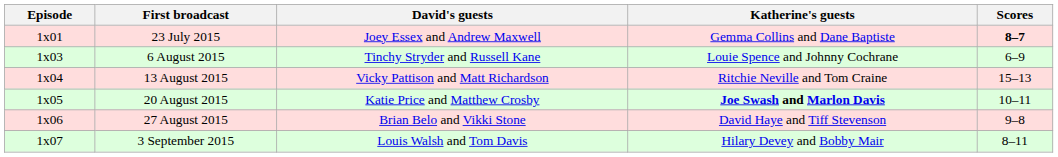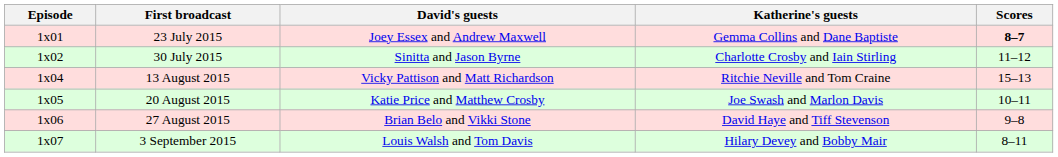+ row: (188, 57)
- row: (186, 57)
(803, 99) bold -> (806, 99) normal
